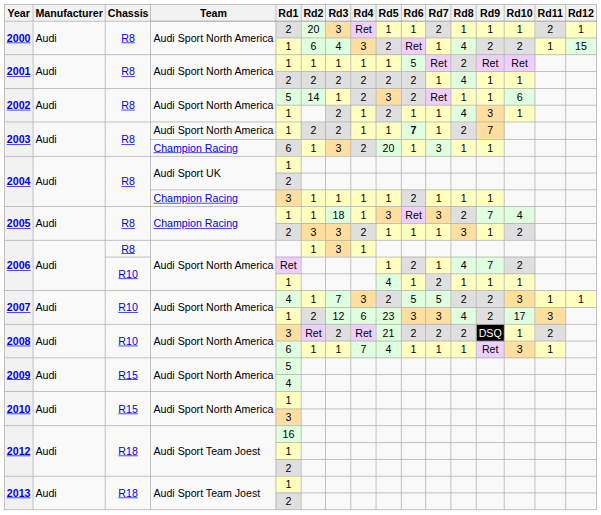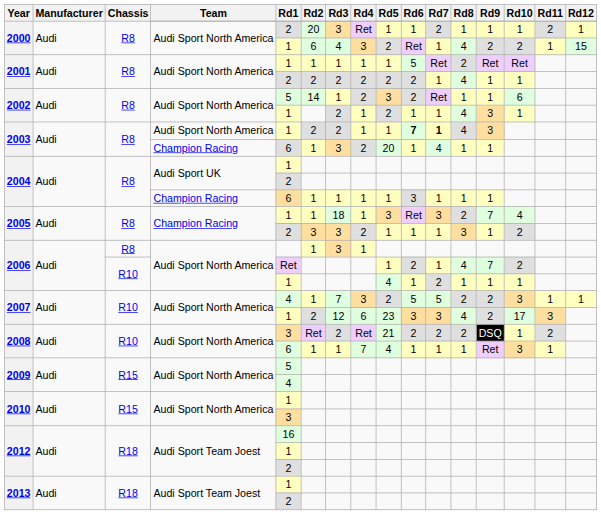(439, 131) normal -> (439, 131) bold
(464, 131) 2 -> (464, 131) 4
(490, 131) 7 -> (490, 131) 3
(439, 148) 3 -> (439, 148) 4
(288, 198) 3 -> (288, 198) 6
(414, 198) 2 -> (414, 198) 3
